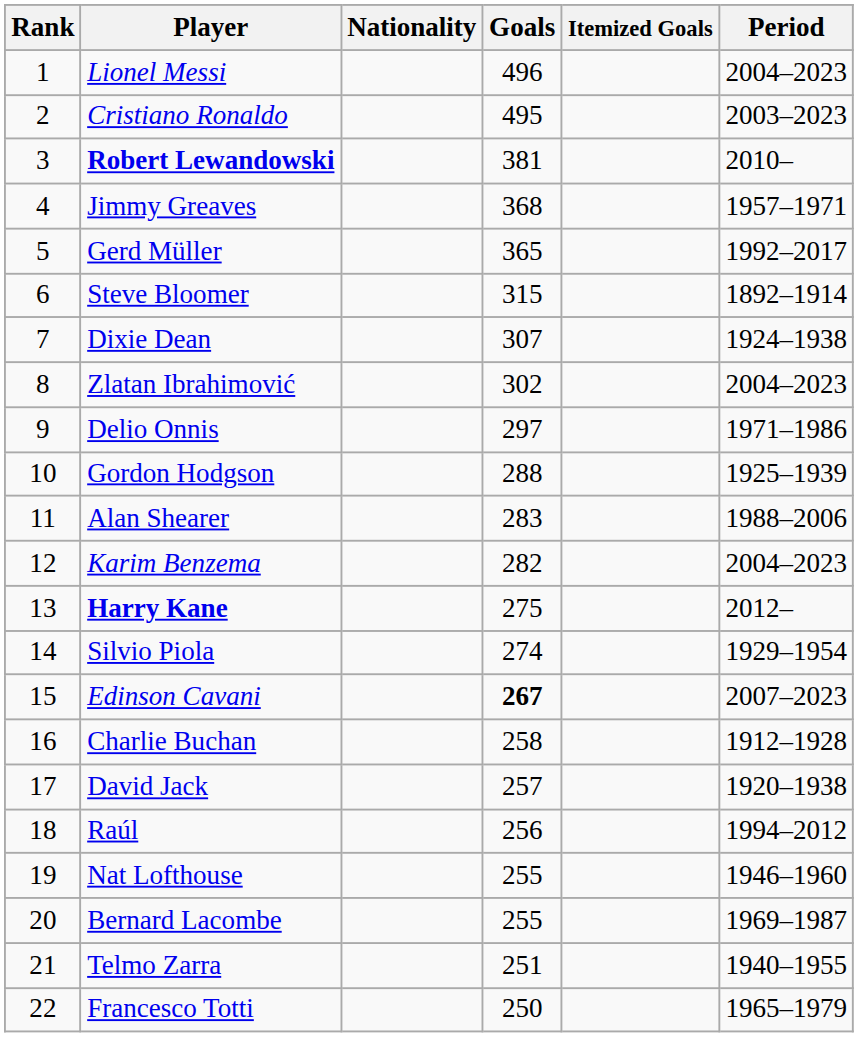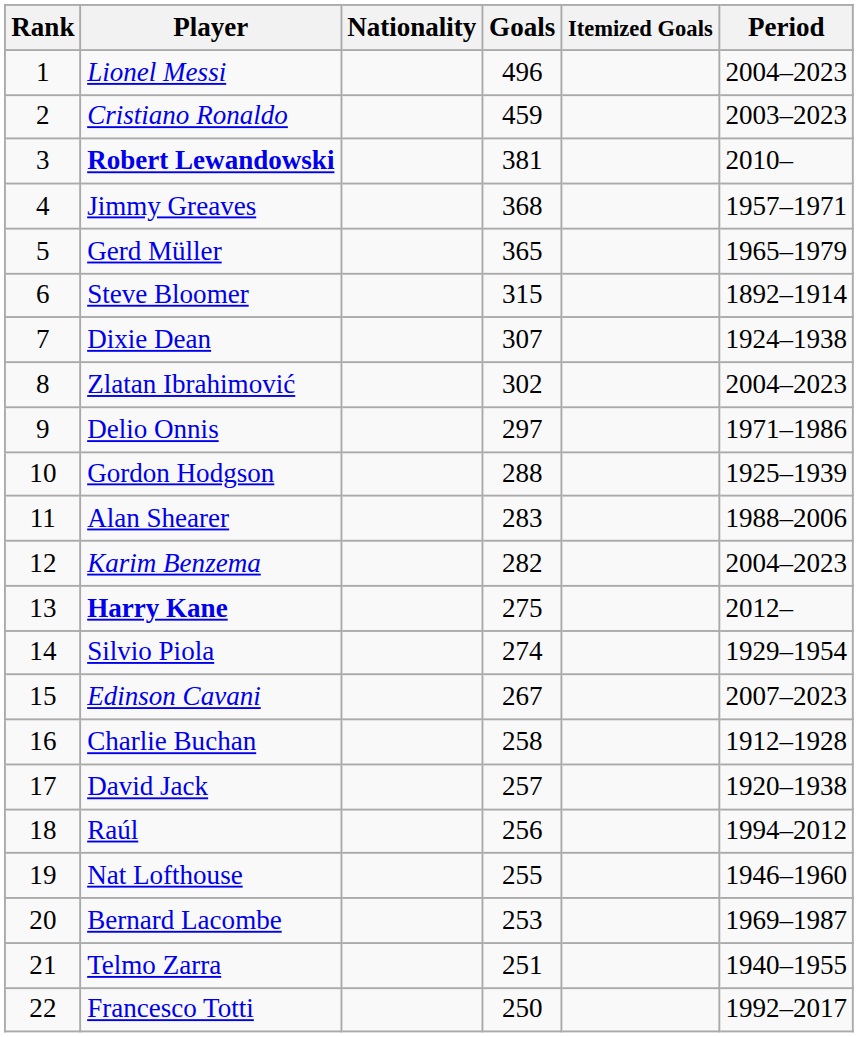(522, 116) 495 -> (522, 116) 459
(786, 250) 1992–2017 -> (786, 250) 1965–1979
(522, 696) bold -> (522, 696) normal
(522, 920) 255 -> (522, 920) 253
(786, 1009) 1965–1979 -> (786, 1009) 1992–2017
